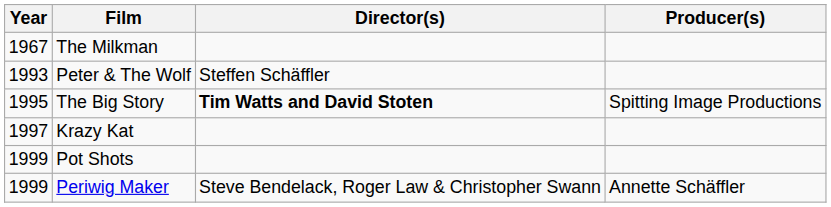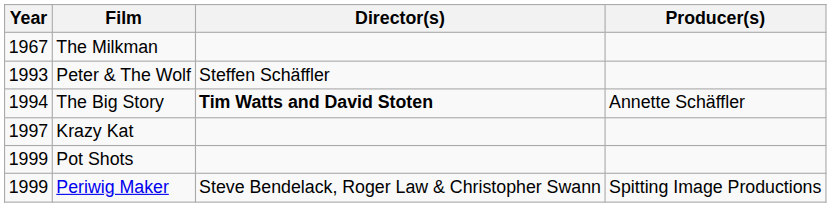(28, 103) 1995 -> (28, 103) 1994
(715, 103) Spitting Image Productions -> (677, 103) Annette Schäffler
(677, 187) Annette Schäffler -> (715, 187) Spitting Image Productions
